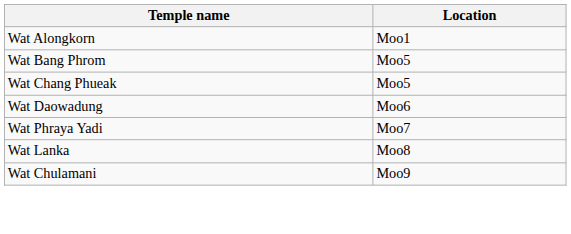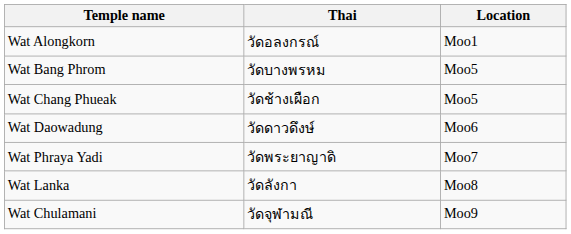+ column: (342, 15)
